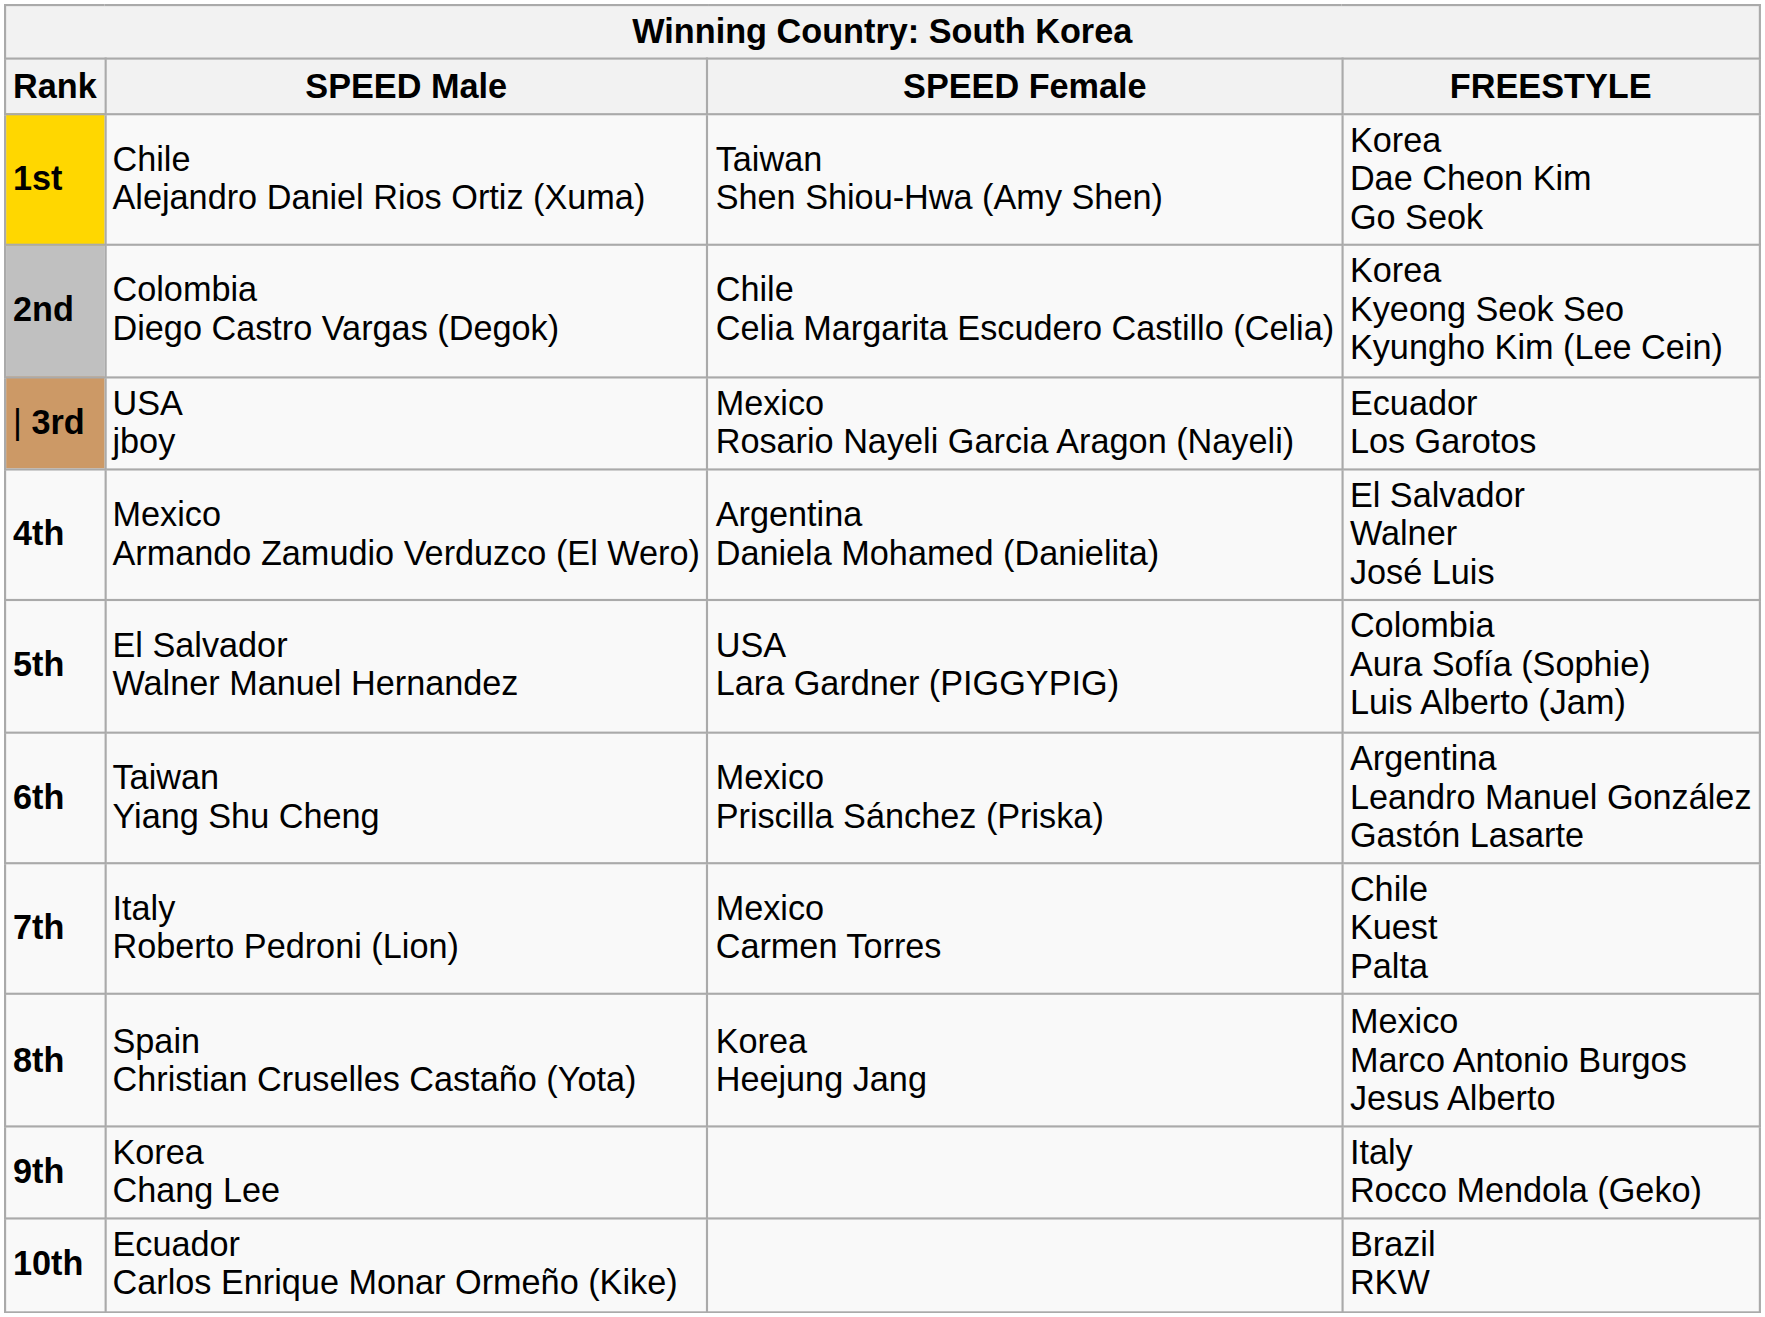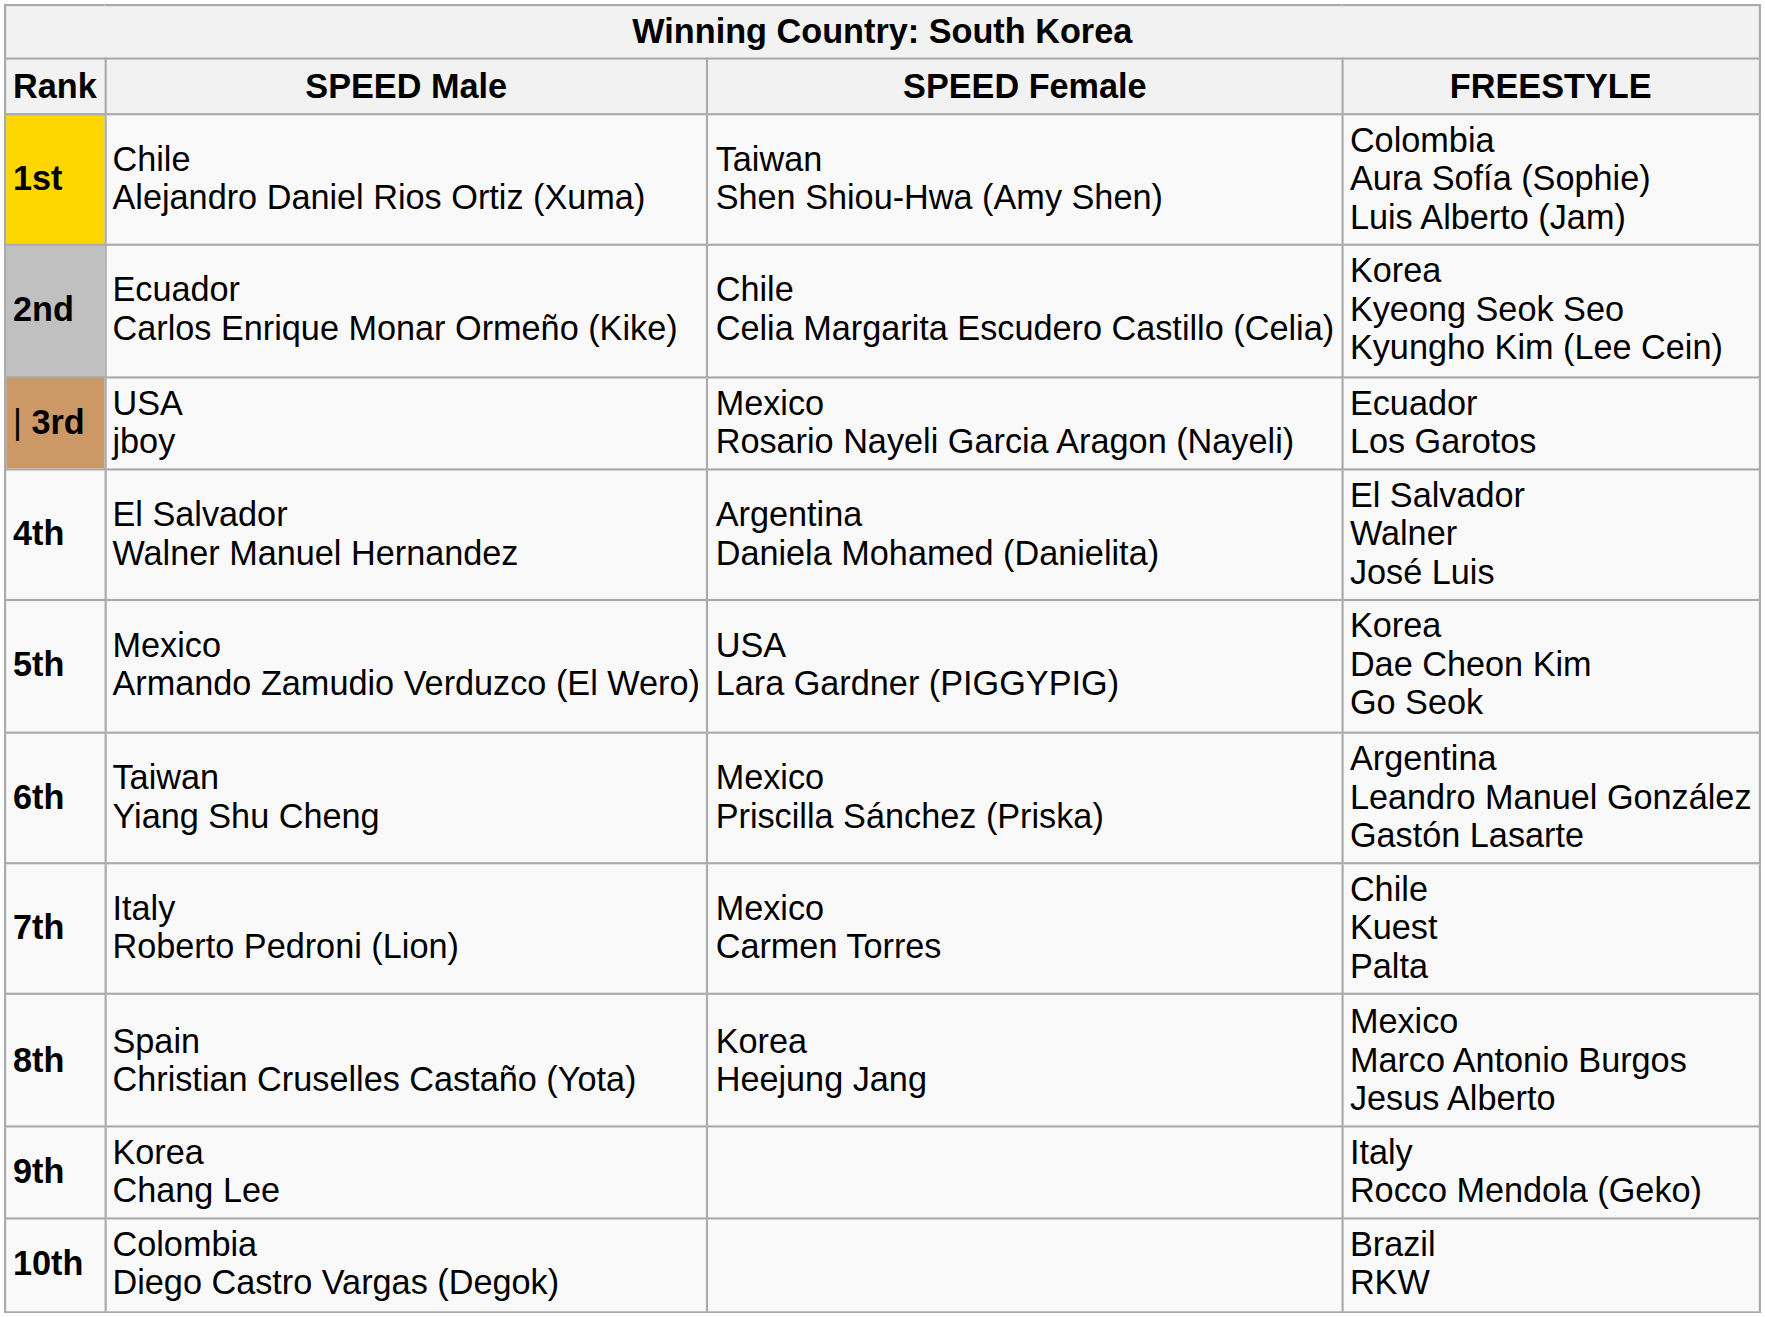(1471, 178) Korea Dae Cheon Kim Go Seok -> (1500, 178) Colombia Aura Sofía (Sophie) Luis Alberto (Jam)
(336, 310) Colombia Diego Castro Vargas (Degok) -> (395, 310) Ecuador Carlos Enrique Monar Ormeño (Kike)
(406, 534) Mexico Armando Zamudio Verduzco (El Wero) -> (315, 534) El Salvador Walner Manuel Hernandez
(315, 665) El Salvador Walner Manuel Hernandez -> (406, 665) Mexico Armando Zamudio Verduzco (El Wero)
(1500, 665) Colombia Aura Sofía (Sophie) Luis Alberto (Jam) -> (1471, 665) Korea Dae Cheon Kim Go Seok
(395, 1264) Ecuador Carlos Enrique Monar Ormeño (Kike) -> (336, 1264) Colombia Diego Castro Vargas (Degok)
